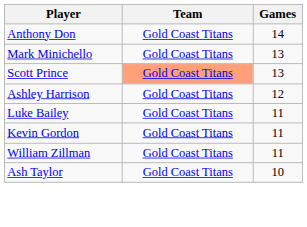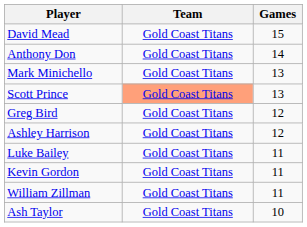+ row: (38, 34)
+ row: (32, 113)
